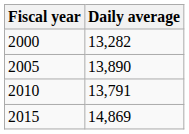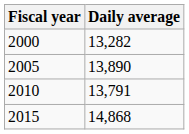(110, 116) 14,869 -> (110, 116) 14,868
